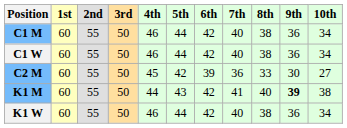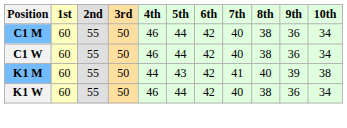- row: (28, 73)
(294, 92) bold -> (294, 73) normal
